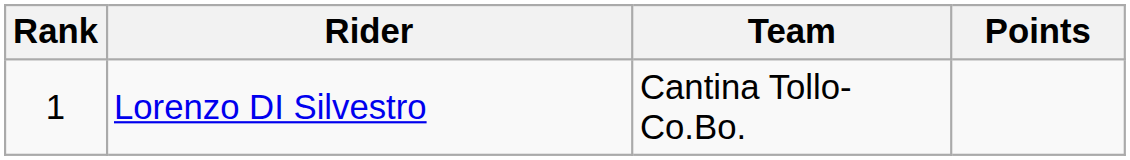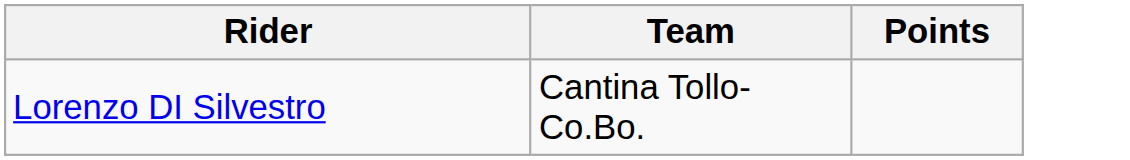- column: (56, 32)
